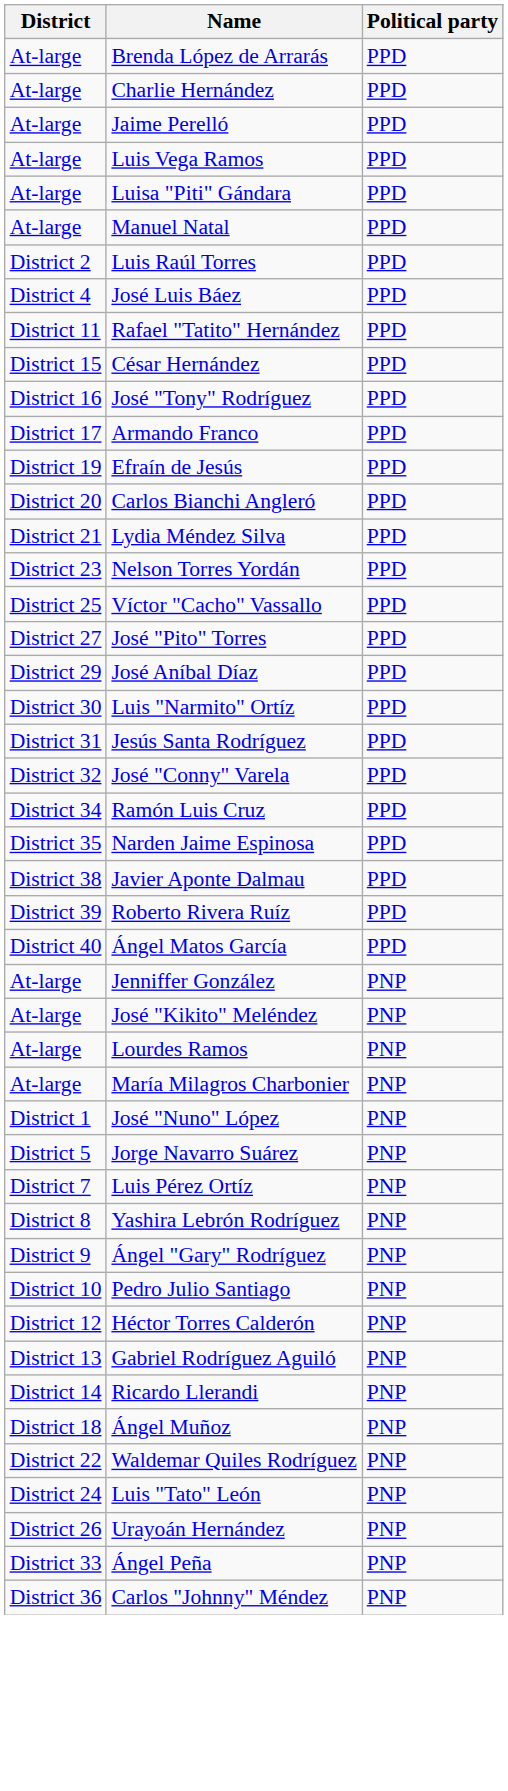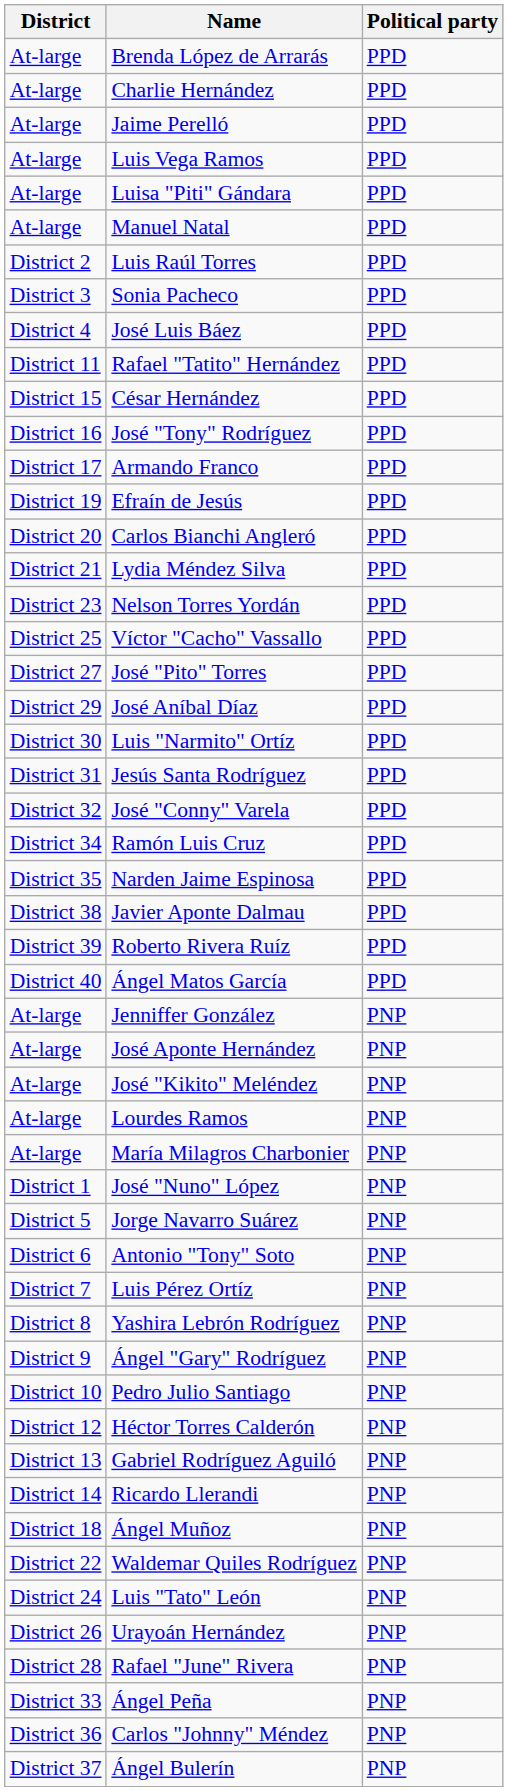+ row: (175, 295)
+ row: (213, 1049)
+ row: (203, 1254)
+ row: (202, 1665)
+ row: (173, 1768)
